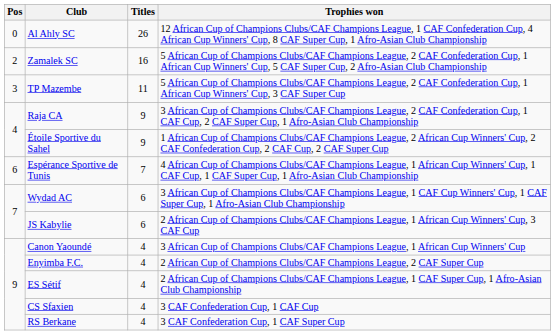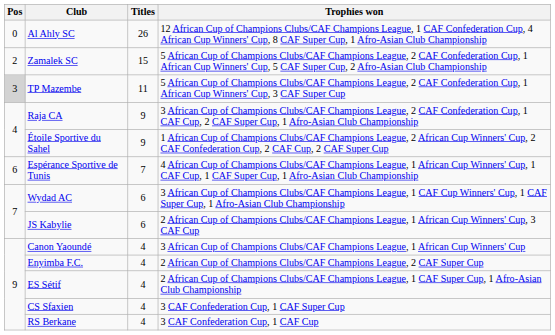(143, 61) 16 -> (143, 61) 15
(15, 88) no background -> (15, 88) lightgrey background
(240, 306) 3 CAF Confederation Cup, 1 CAF Cup -> (253, 306) 3 CAF Confederation Cup, 1 CAF Super Cup
(253, 322) 3 CAF Confederation Cup, 1 CAF Super Cup -> (240, 322) 3 CAF Confederation Cup, 1 CAF Cup
